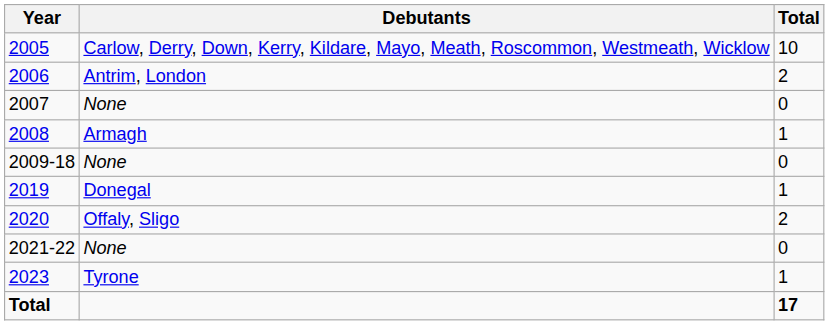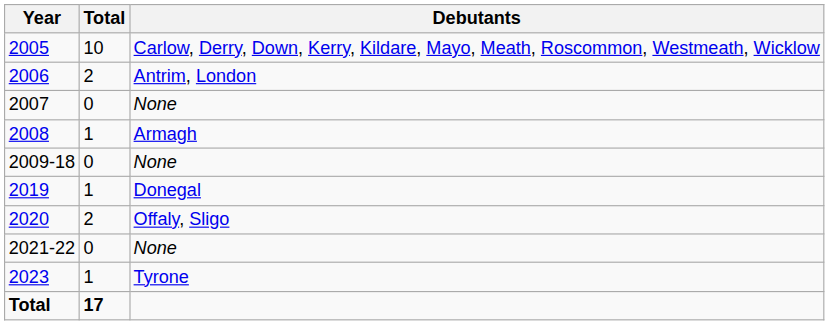columns swapped: (427, 18) <-> (799, 18)
